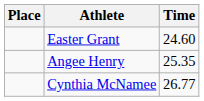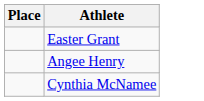- column: (179, 15)
